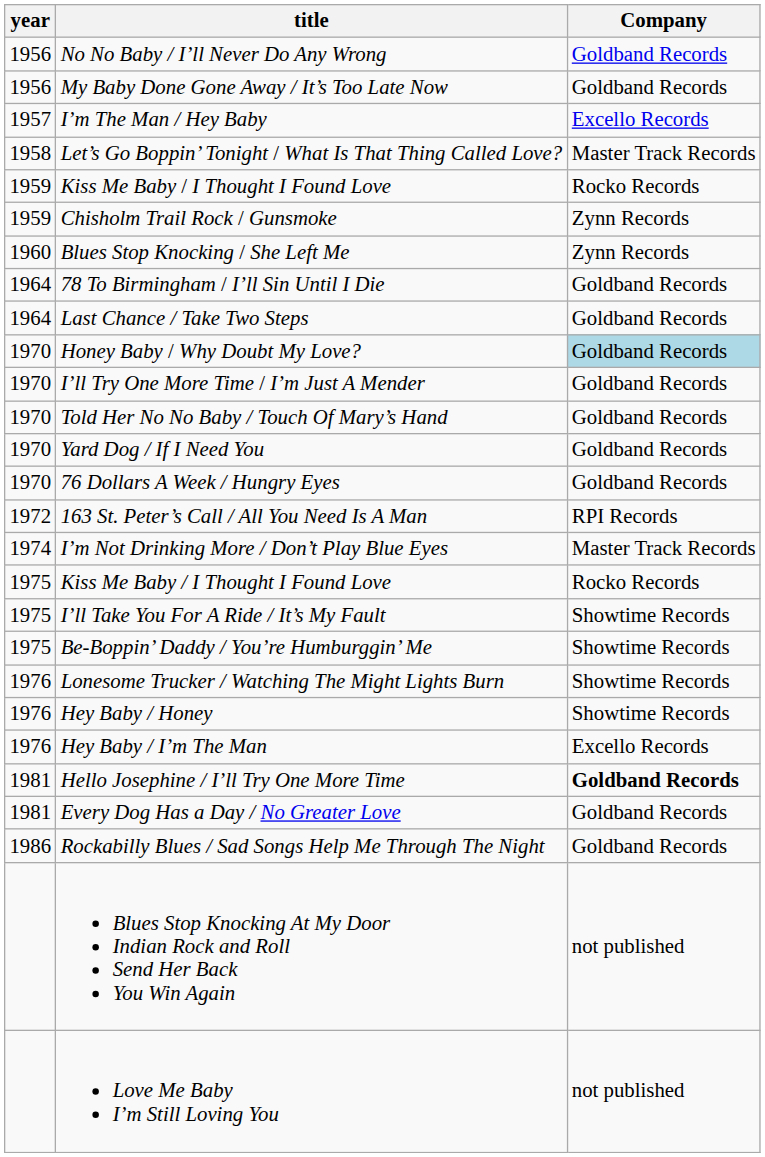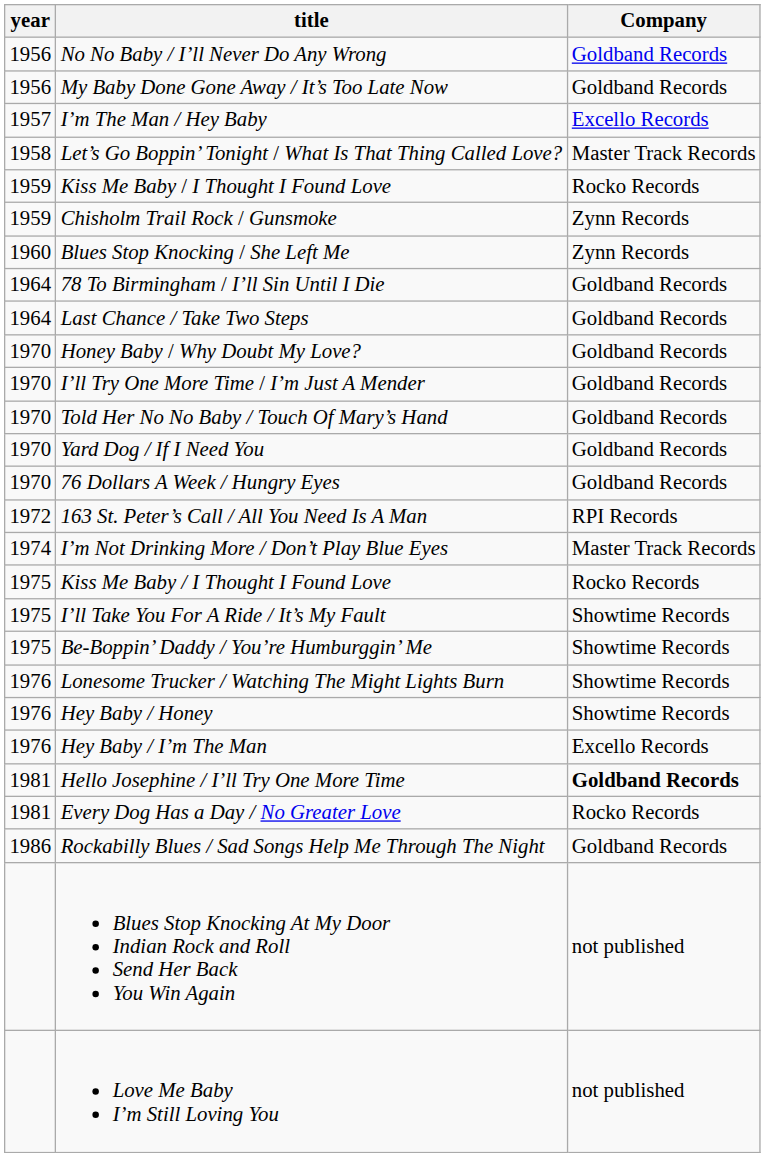(649, 350) lightblue background -> (649, 350) no background
(649, 812) Goldband Records -> (636, 812) Rocko Records
